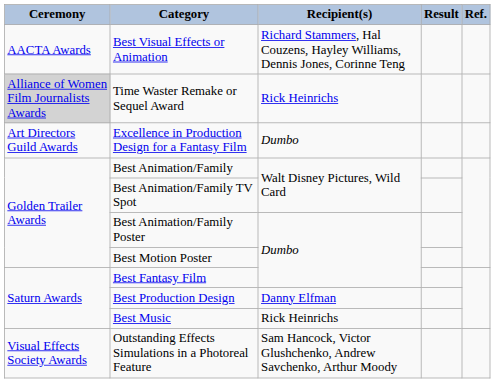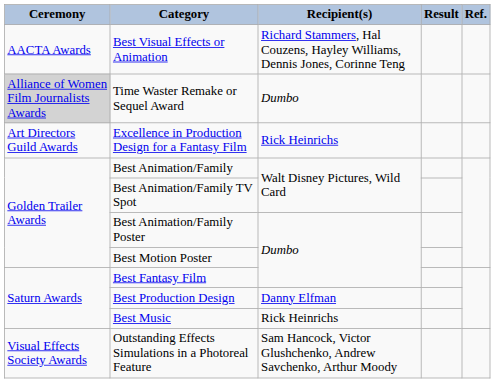(300, 98) Rick Heinrichs -> (280, 98) Dumbo
(280, 140) Dumbo -> (300, 140) Rick Heinrichs
